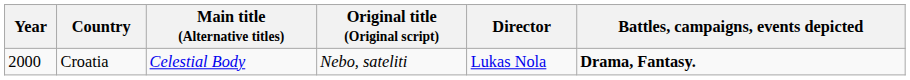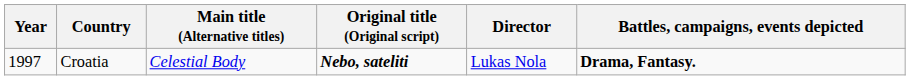(25, 61) 2000 -> (25, 61) 1997
(364, 61) normal -> (364, 61) bold
